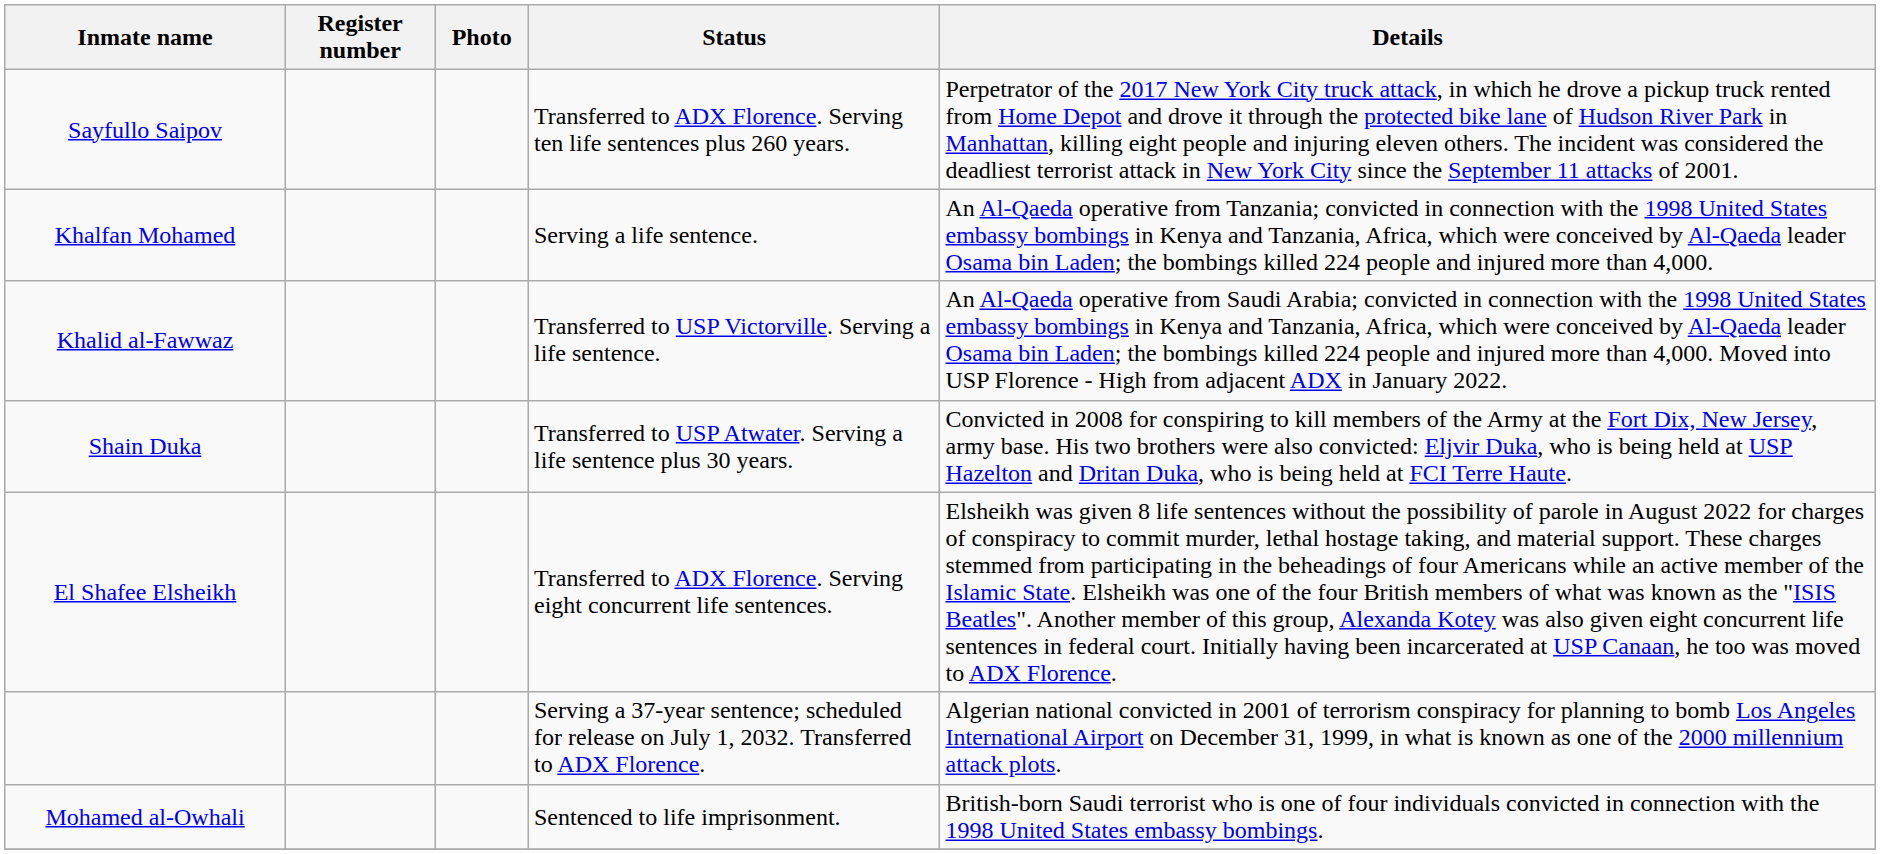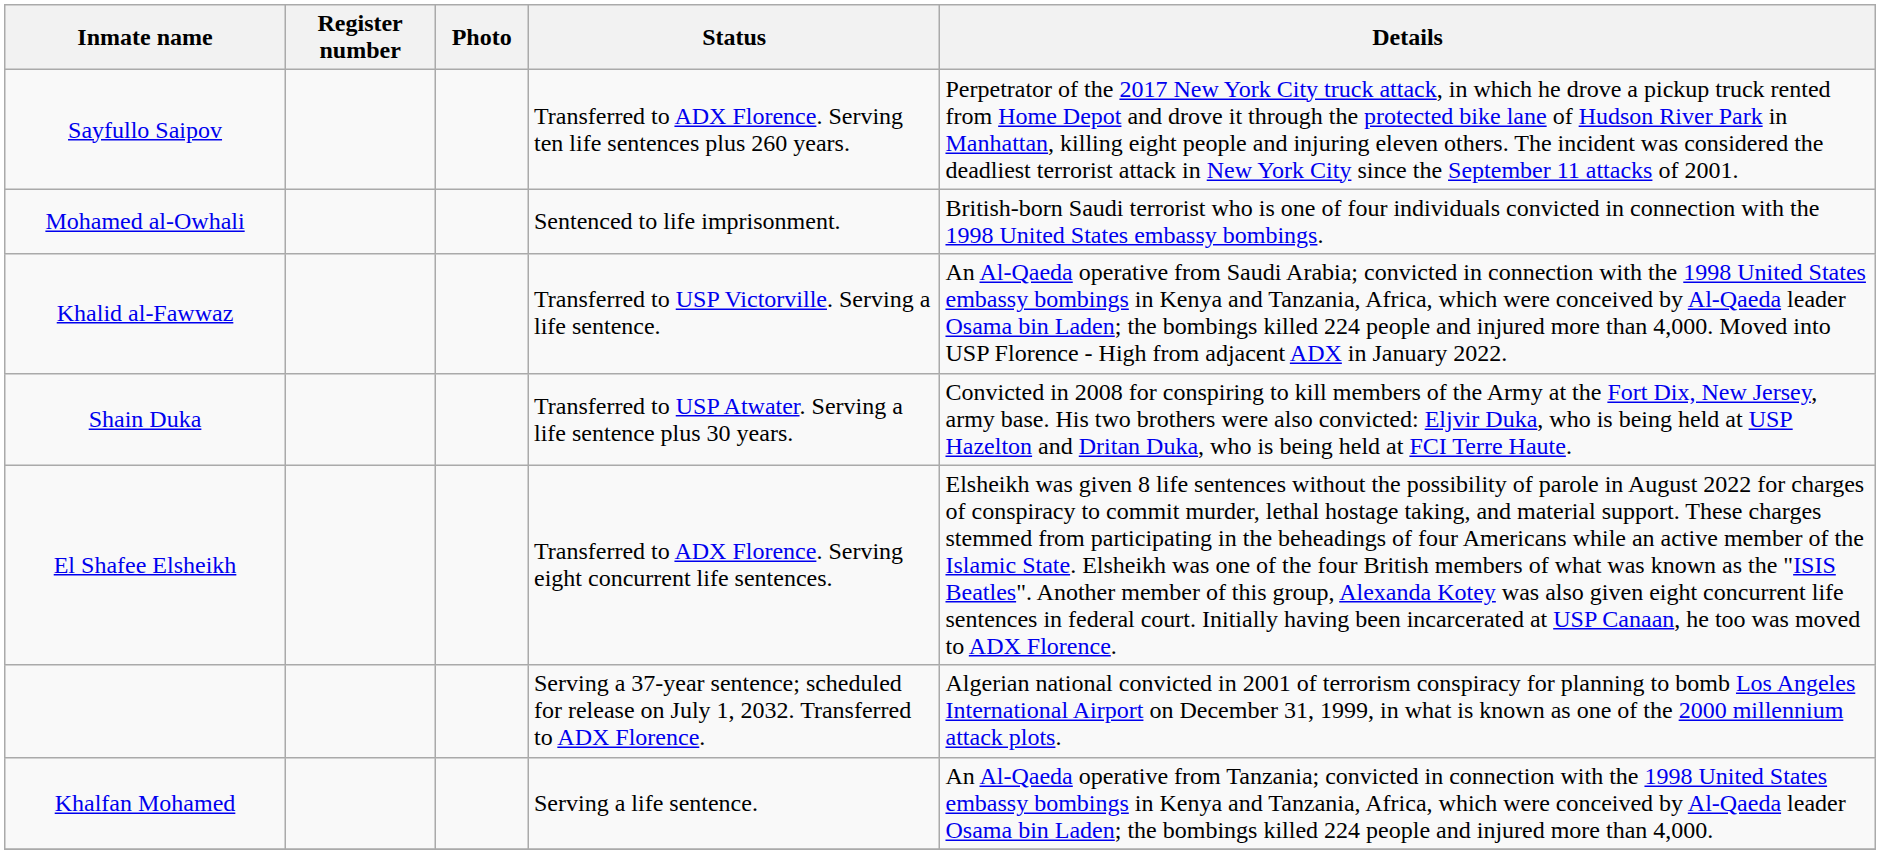rows swapped: (145, 234) <-> (145, 816)
